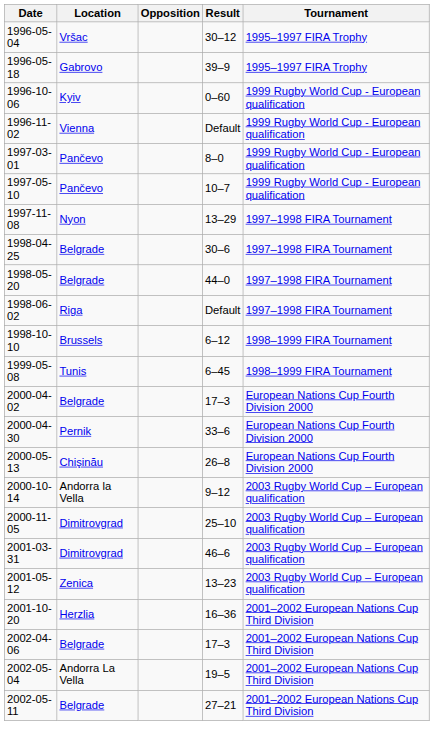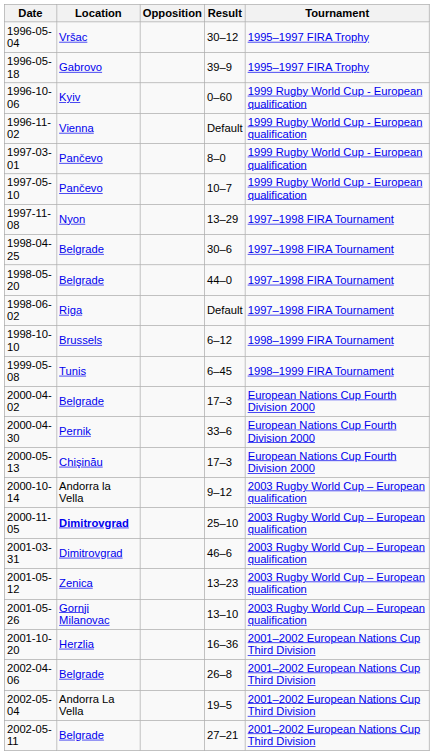(217, 462) 26–8 -> (219, 462) 17–3
(91, 523) normal -> (94, 523) bold
+ row: (29, 614)
(217, 644) 17–3 -> (219, 675) 26–8
